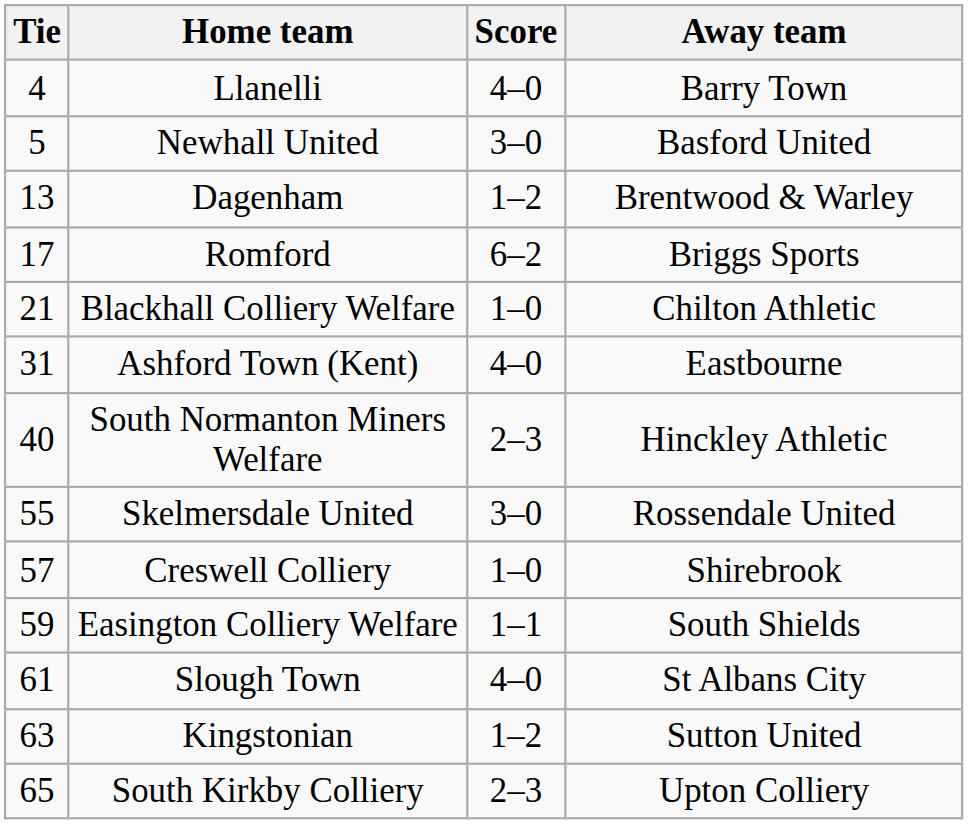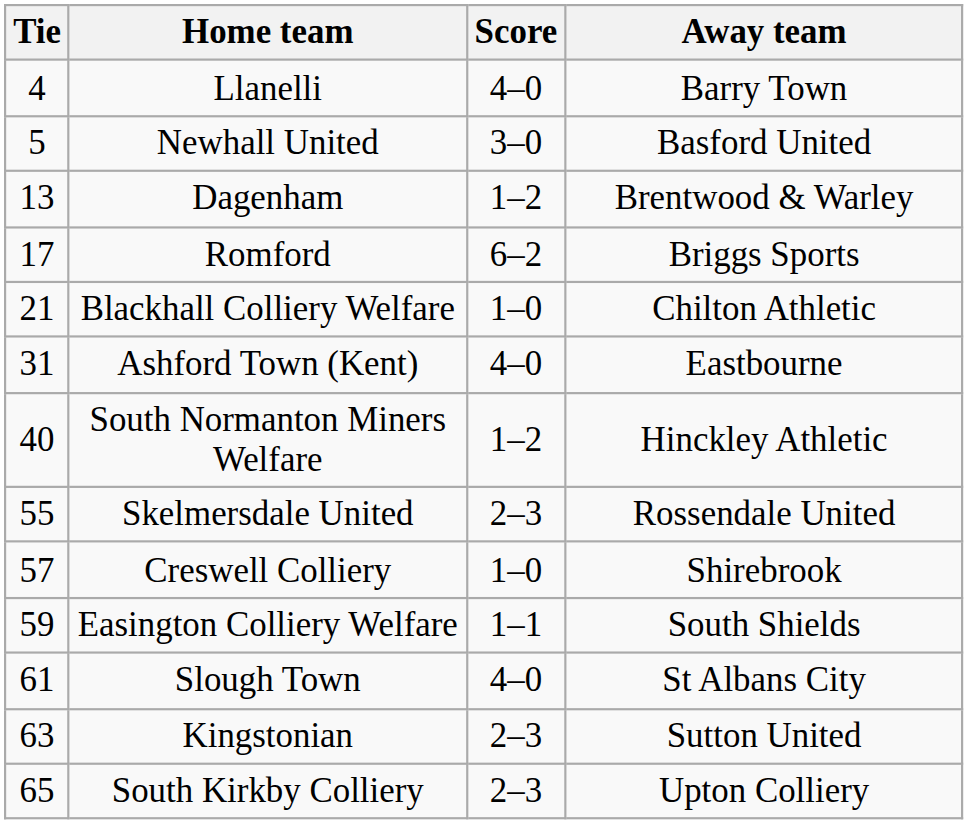(516, 439) 2–3 -> (516, 439) 1–2
(516, 513) 3–0 -> (516, 513) 2–3
(516, 735) 1–2 -> (516, 735) 2–3
